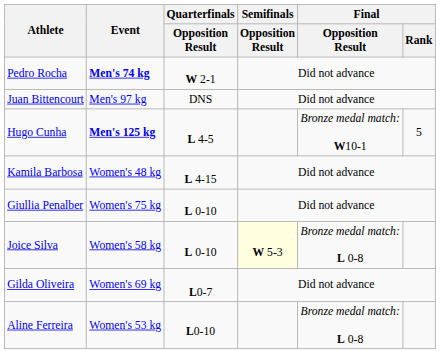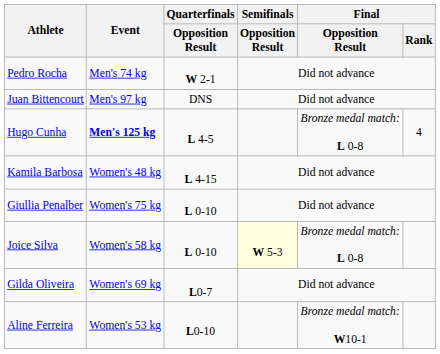(119, 73) bold -> (118, 73) normal
(350, 132) Bronze medal match: W10-1 -> (350, 132) Bronze medal match: L 0-8
(419, 132) 5 -> (419, 132) 4
(350, 325) Bronze medal match: L 0-8 -> (350, 325) Bronze medal match: W10-1
